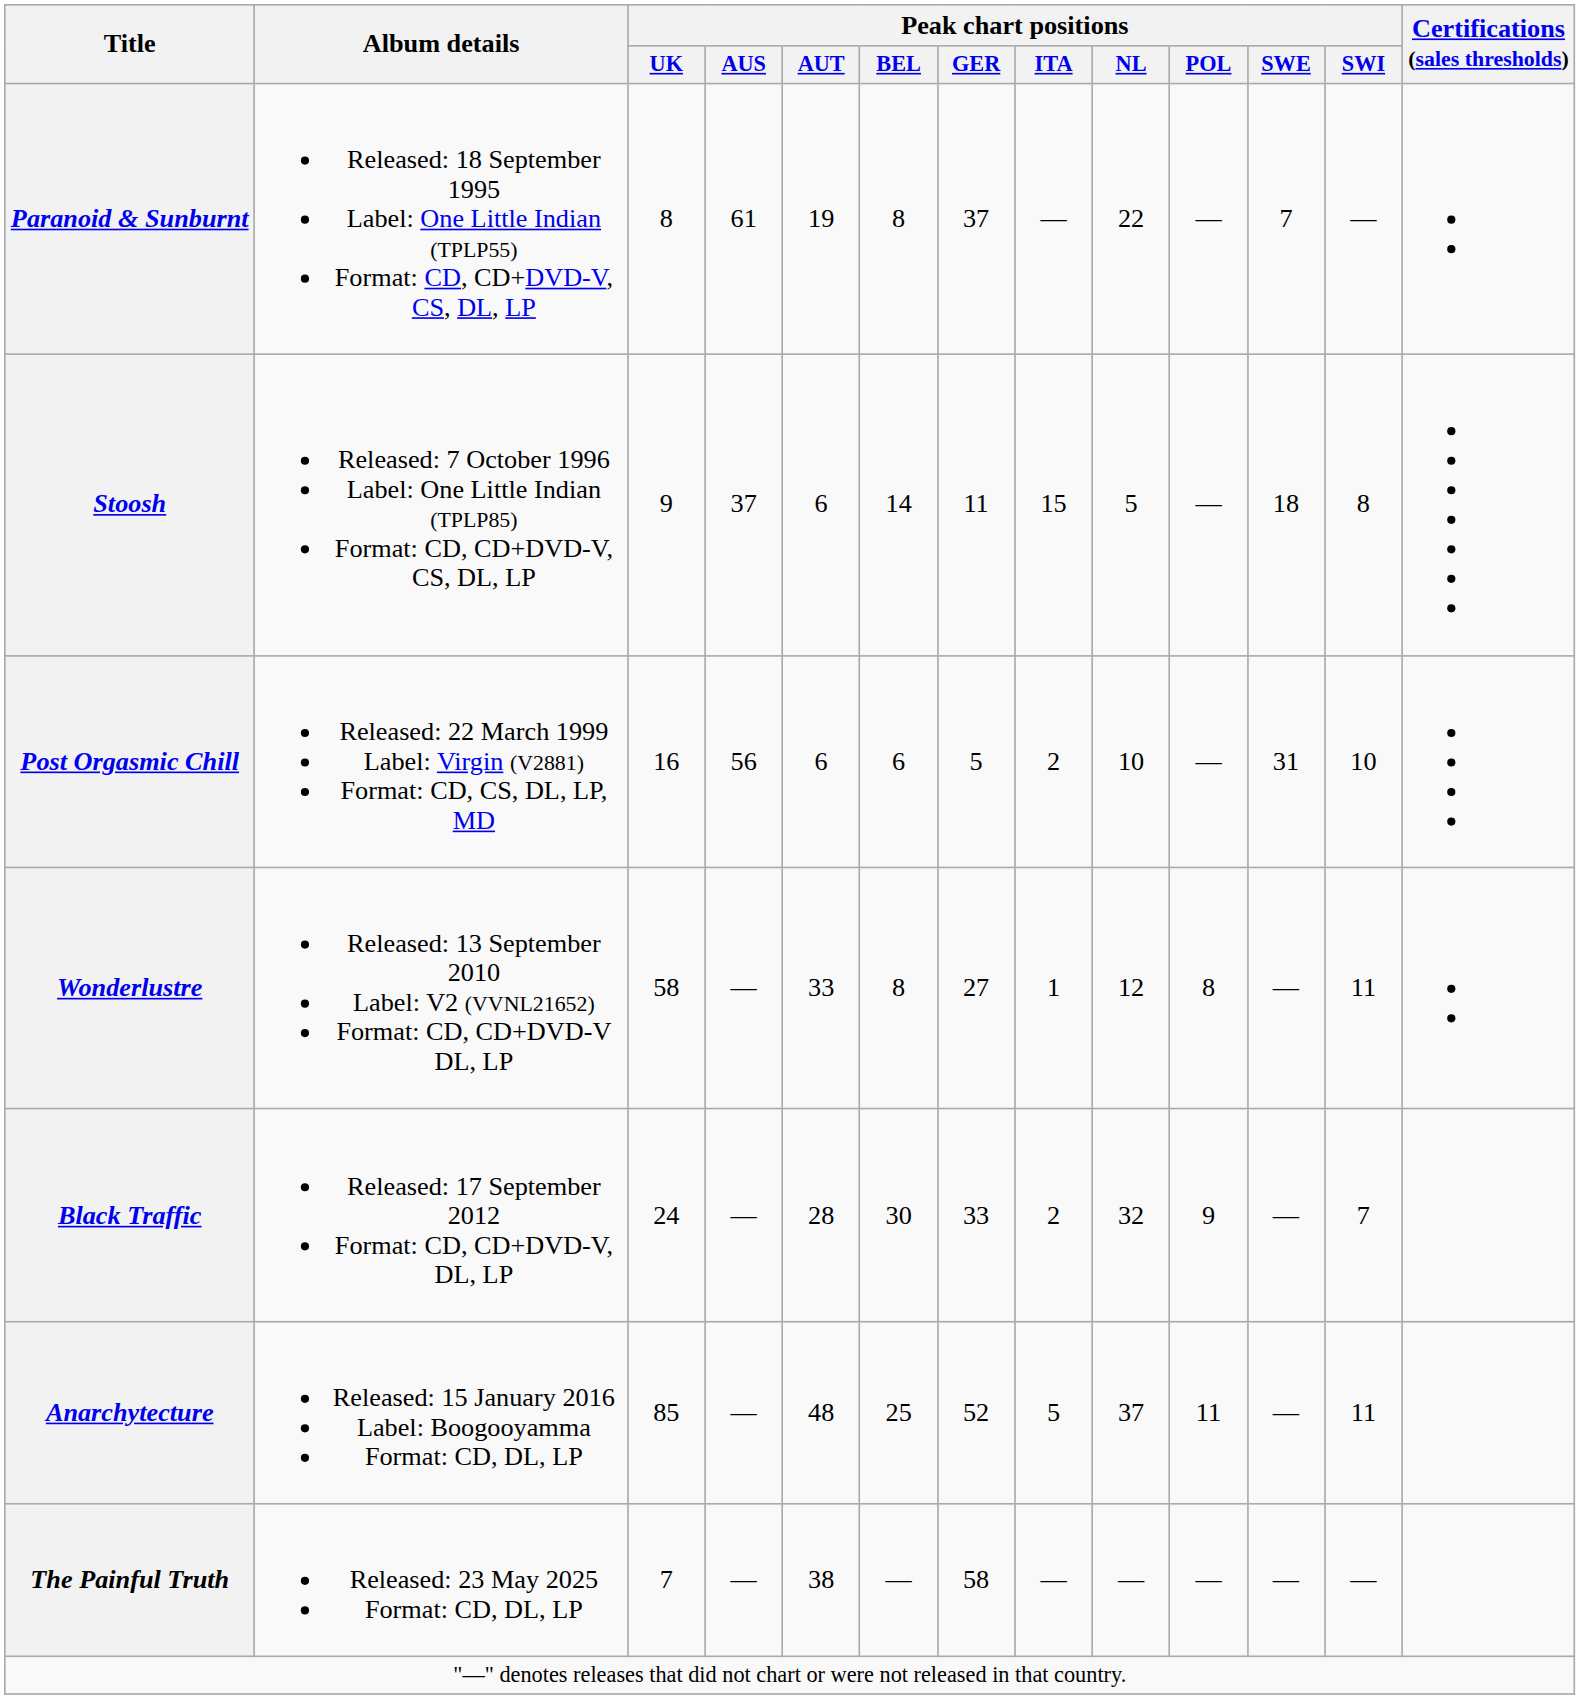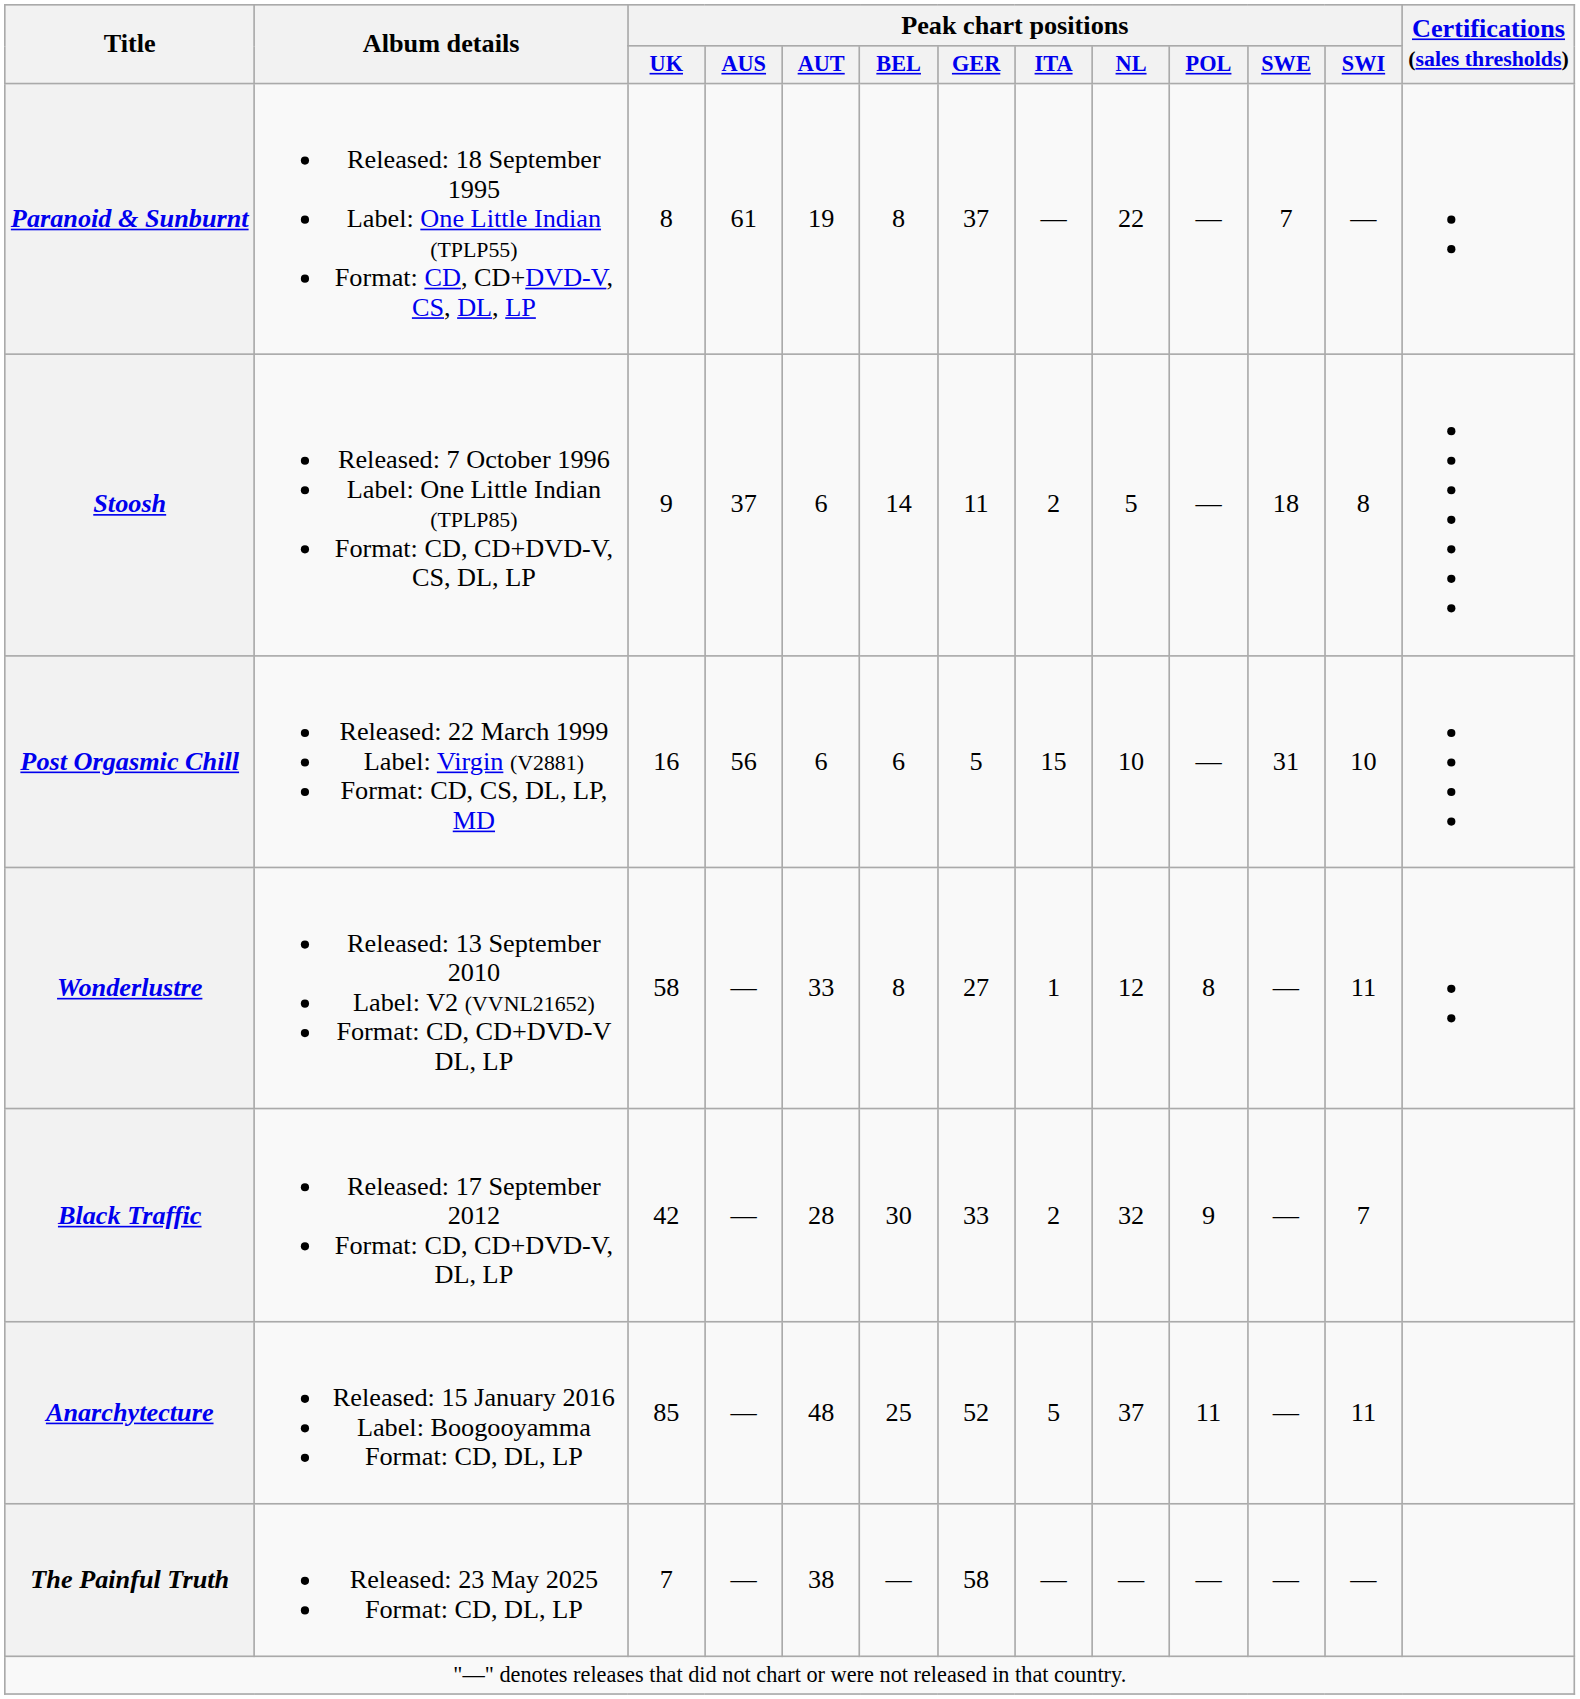(1054, 504) 15 -> (1054, 504) 2
(1054, 760) 2 -> (1054, 760) 15
(666, 1214) 24 -> (666, 1214) 42
